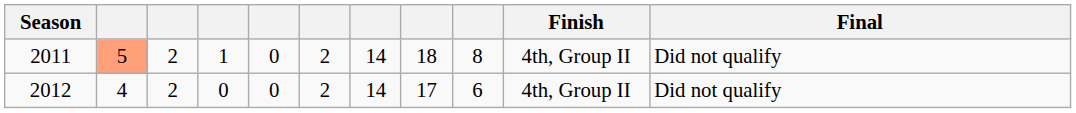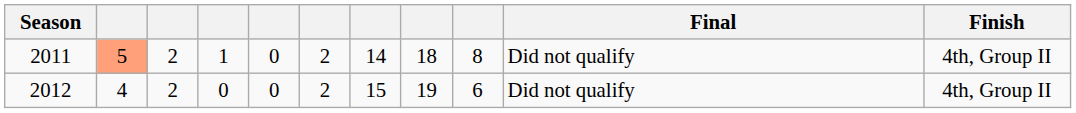columns swapped: (576, 21) <-> (860, 21)
(376, 90) 14 -> (376, 90) 15
(427, 90) 17 -> (427, 90) 19
